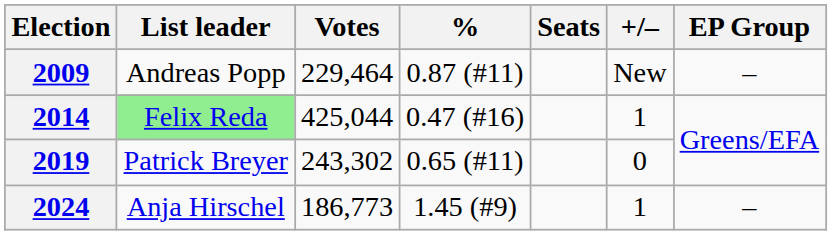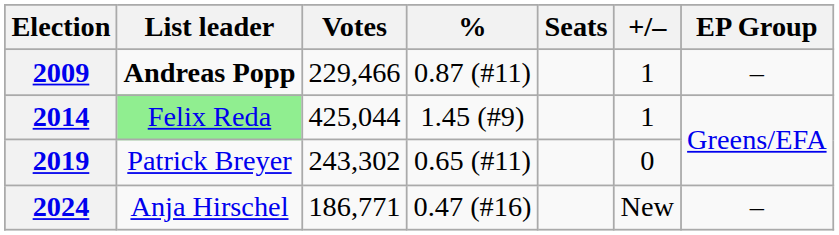(206, 71) normal -> (209, 71) bold
(347, 71) 229,464 -> (354, 71) 229,466
(640, 71) New -> (647, 71) 1
(465, 116) 0.47 (#16) -> (473, 116) 1.45 (#9)
(347, 206) 186,773 -> (354, 206) 186,771
(465, 206) 1.45 (#9) -> (473, 206) 0.47 (#16)
(640, 206) 1 -> (647, 206) New
